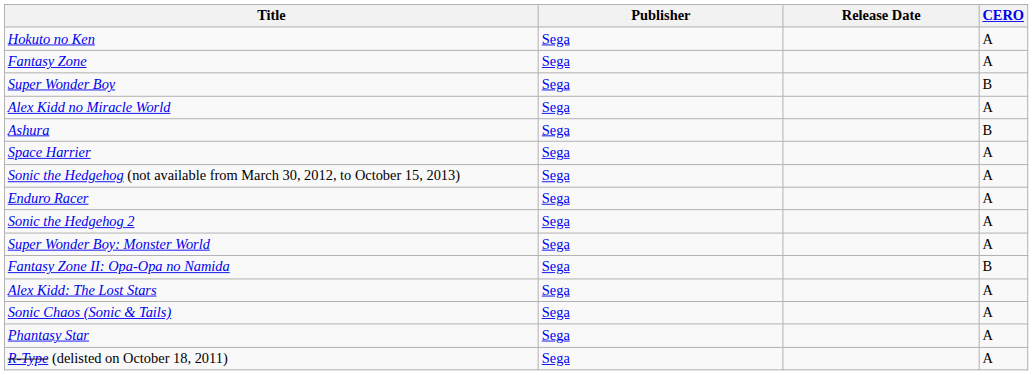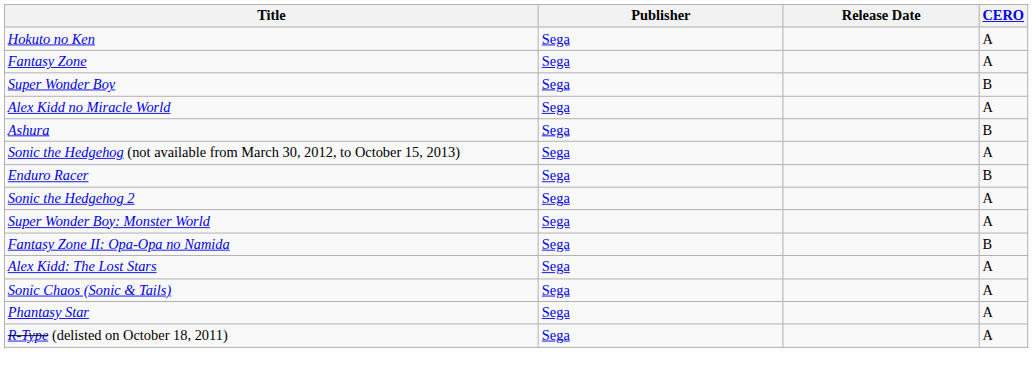- row: (49, 152)
(988, 198) A -> (987, 175) B
